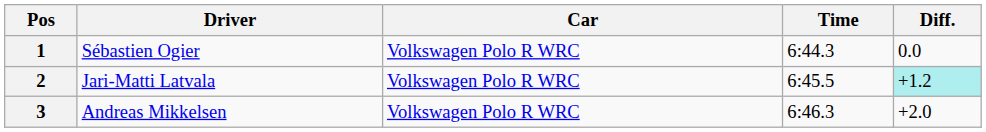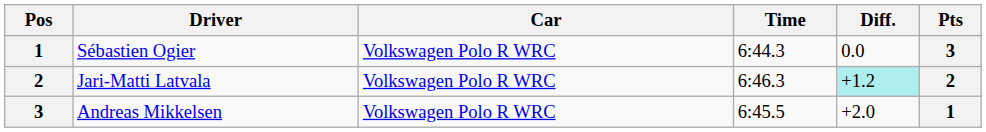+ column: (951, 20)
(811, 81) 6:45.5 -> (761, 81) 6:46.3
(811, 112) 6:46.3 -> (761, 112) 6:45.5
